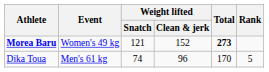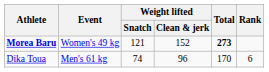(250, 59) 5 -> (250, 59) 6
